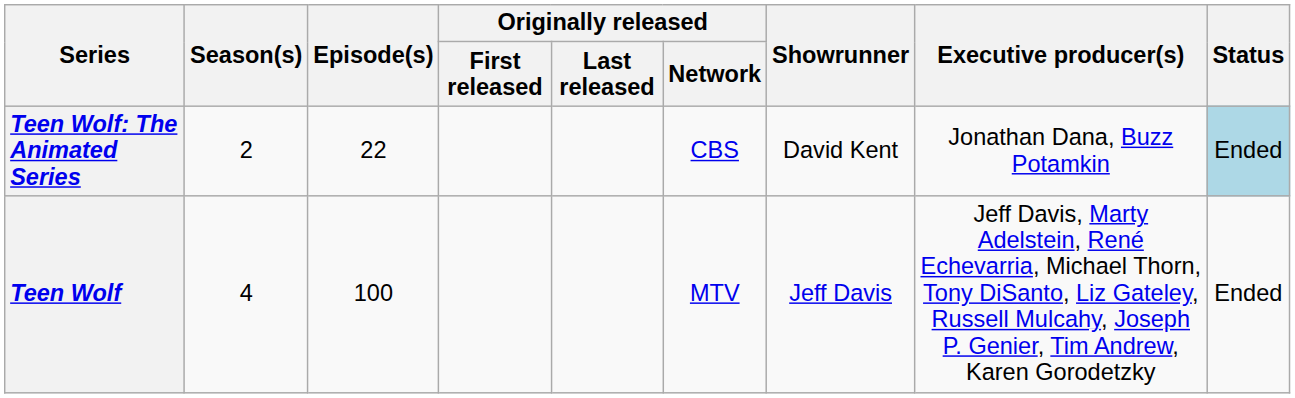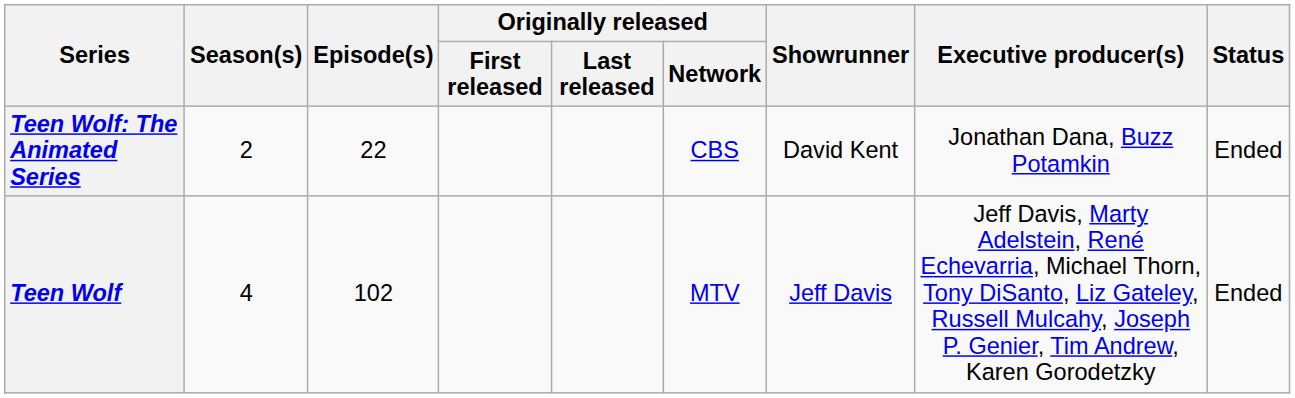(1248, 150) lightblue background -> (1248, 150) no background
(373, 293) 100 -> (373, 293) 102
